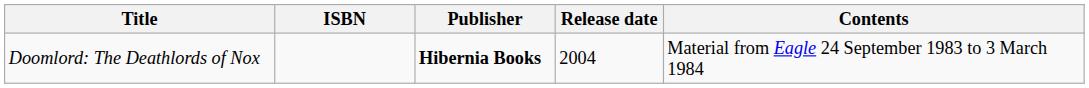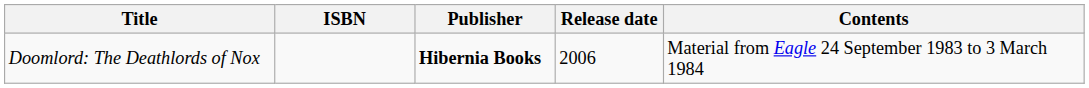(578, 58) 2004 -> (578, 58) 2006
